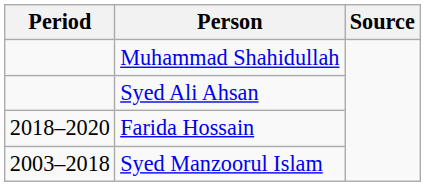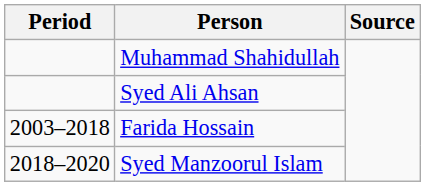(60, 127) 2018–2020 -> (60, 127) 2003–2018
(60, 163) 2003–2018 -> (60, 163) 2018–2020
